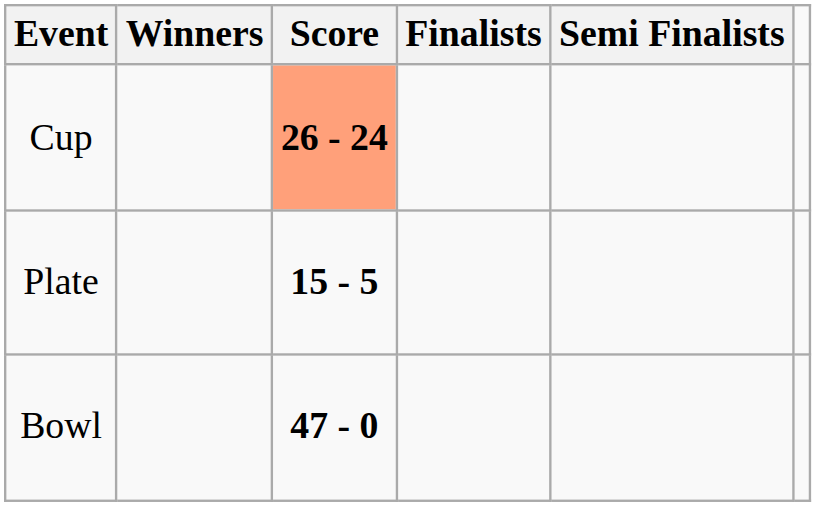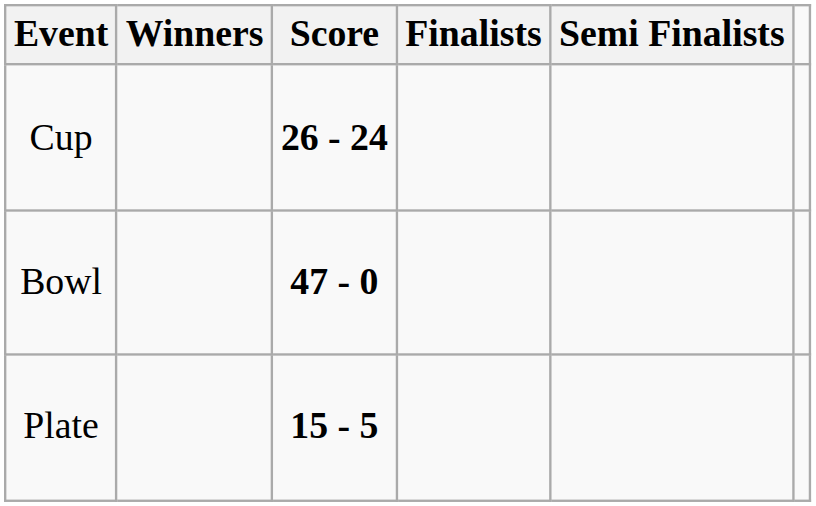(334, 136) lightsalmon background -> (334, 136) no background
rows swapped: (61, 281) <-> (61, 426)
